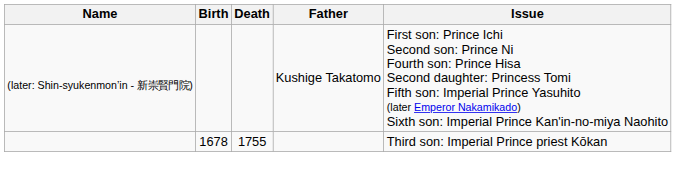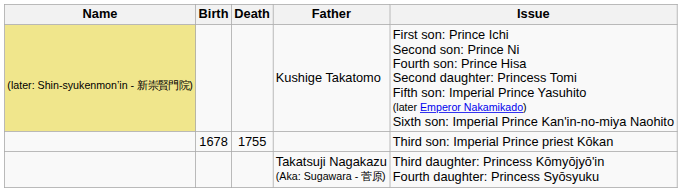(100, 85) no background -> (100, 85) khaki background
+ row: (331, 169)
